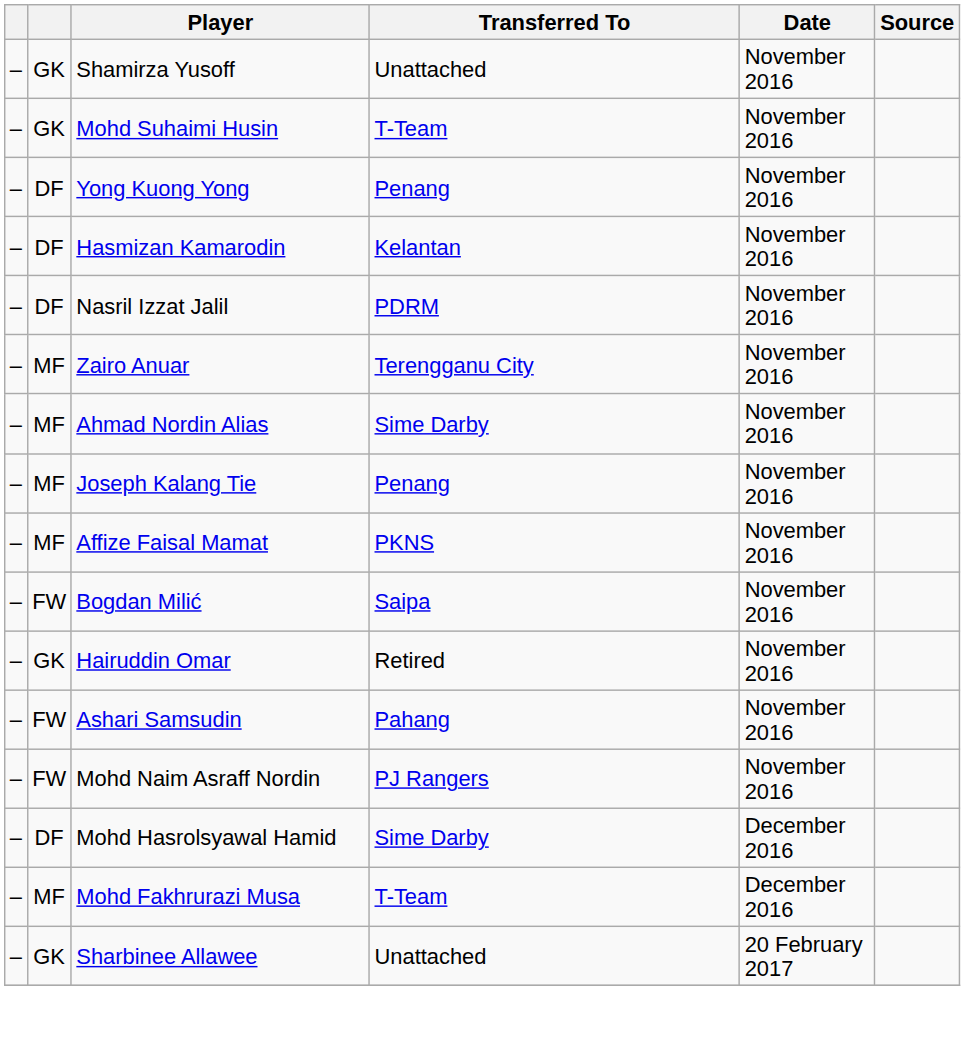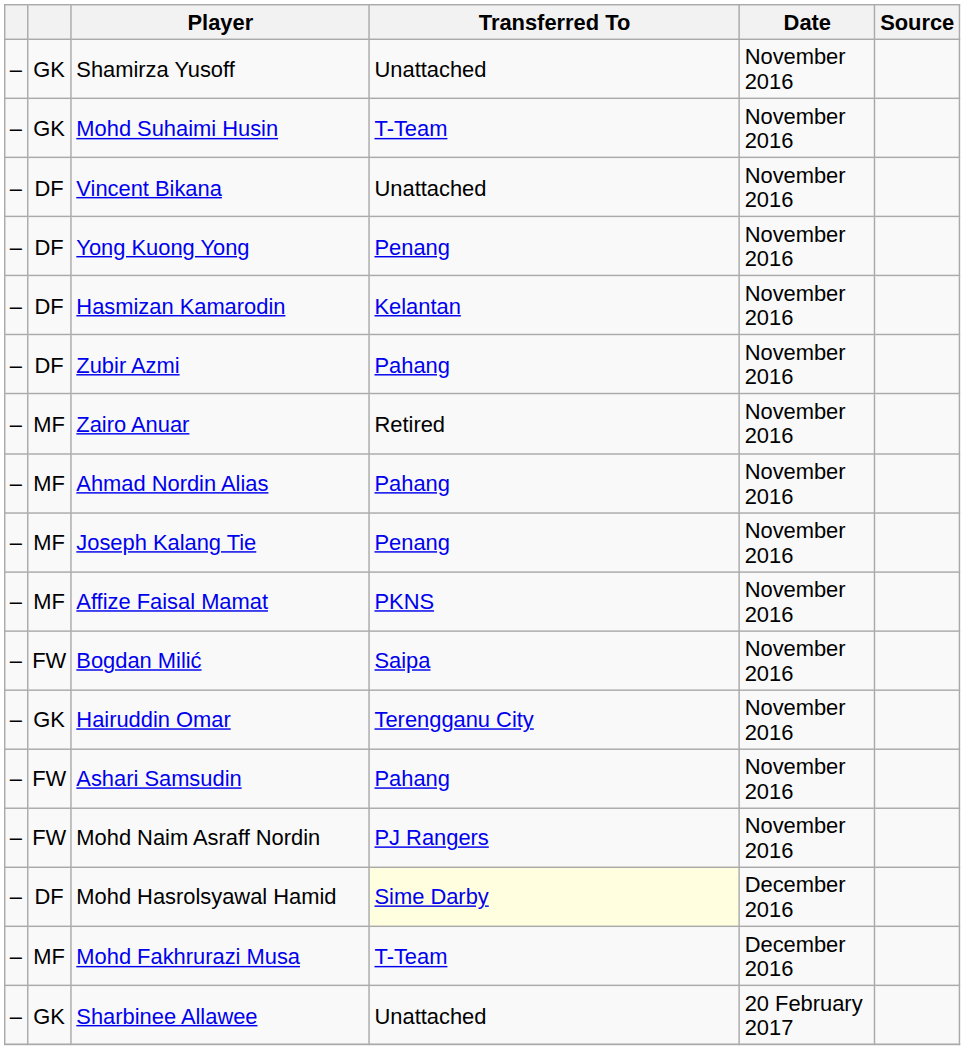+ row: (149, 187)
- row: (152, 306)
+ row: (128, 365)
(454, 365) Terengganu City -> (410, 424) Retired
(432, 424) Sime Darby -> (412, 483) Pahang
(410, 660) Retired -> (454, 720) Terengganu City
(432, 838) no background -> (432, 897) lightyellow background
